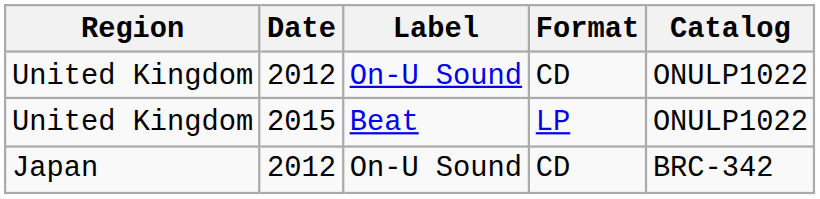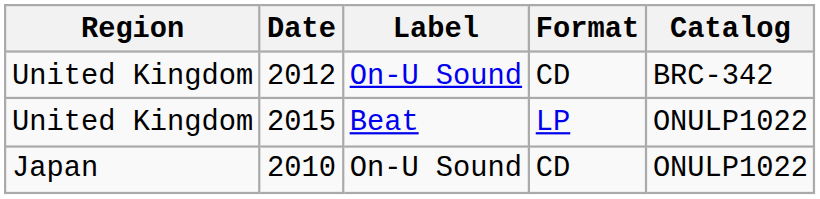(730, 75) ONULP1022 -> (713, 75) BRC-342
(301, 169) 2012 -> (301, 169) 2010
(713, 169) BRC-342 -> (730, 169) ONULP1022
